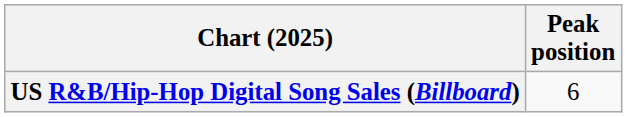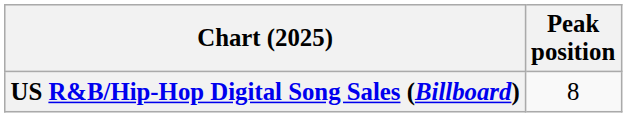(573, 91) 6 -> (573, 91) 8
